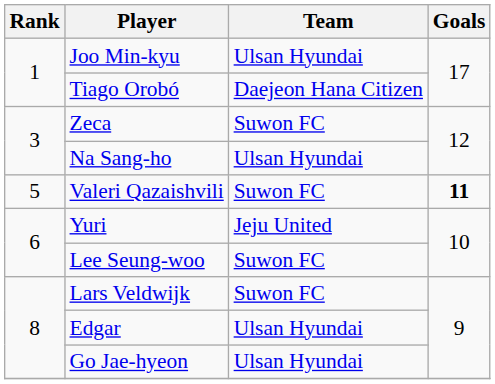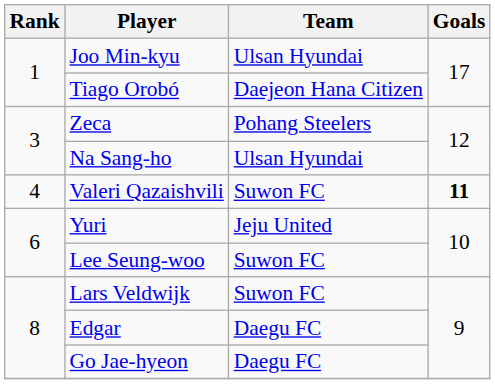(279, 123) Suwon FC -> (302, 123) Pohang Steelers
(35, 191) 5 -> (35, 191) 4
(298, 327) Ulsan Hyundai -> (277, 327) Daegu FC
(298, 361) Ulsan Hyundai -> (277, 361) Daegu FC
